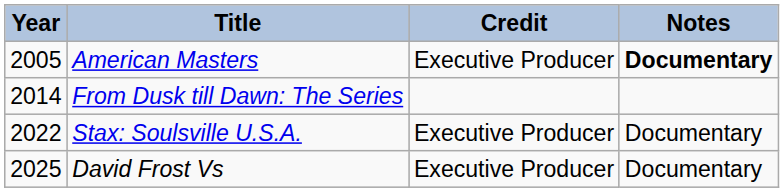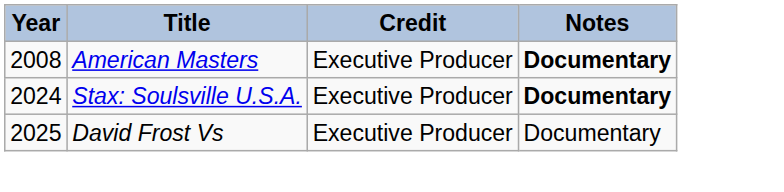(36, 60) 2005 -> (36, 60) 2008
- row: (238, 96)
(36, 133) 2022 -> (36, 96) 2024
(694, 133) normal -> (597, 96) bold
